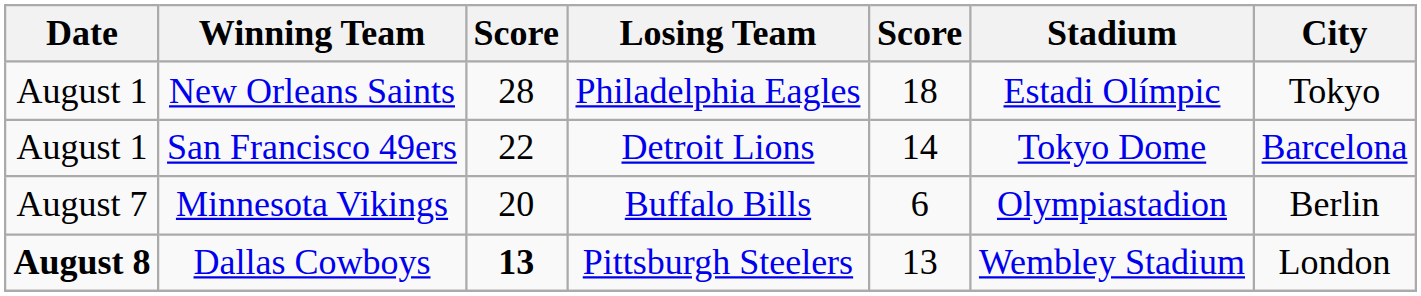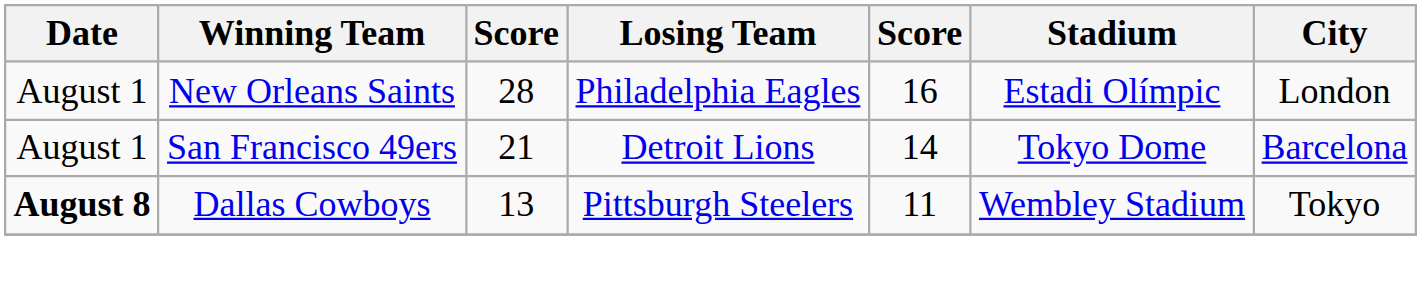(920, 90) 18 -> (920, 90) 16
(1335, 90) Tokyo -> (1335, 90) London
(516, 147) 22 -> (516, 147) 21
- row: (312, 204)
(516, 261) bold -> (516, 204) normal
(920, 261) 13 -> (920, 204) 11
(1335, 261) London -> (1335, 204) Tokyo
